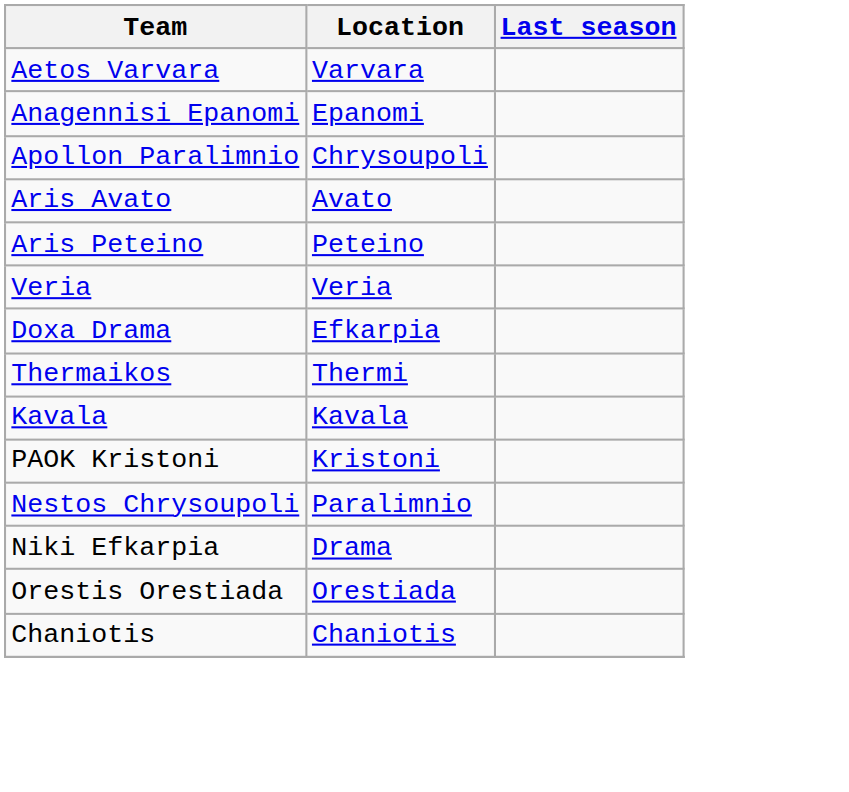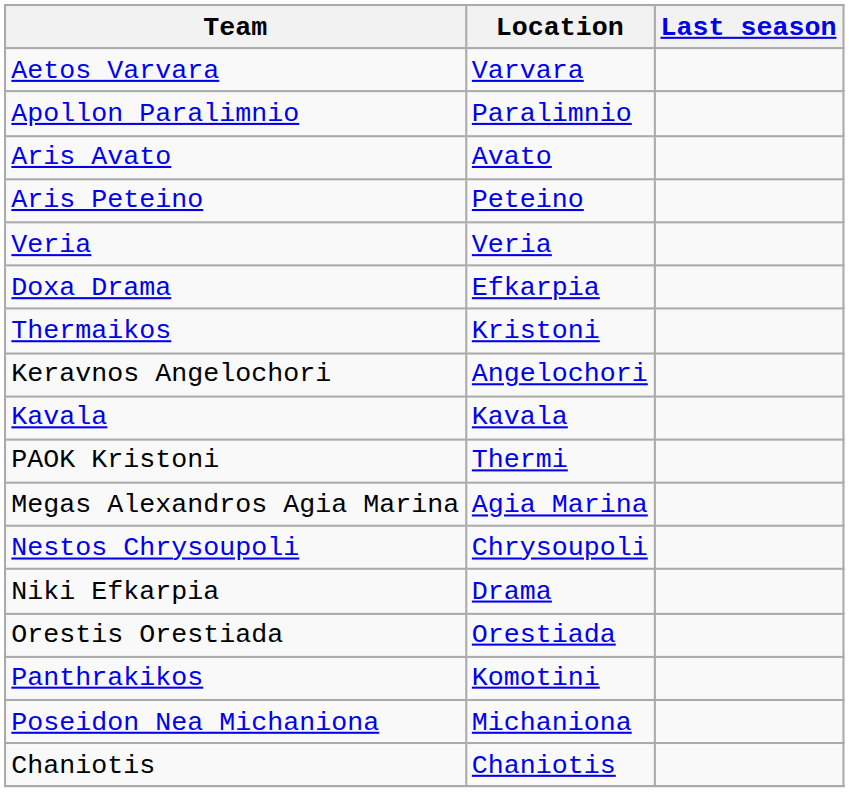- row: (155, 114)
(400, 157) Chrysoupoli -> (552, 114) Paralimnio
(360, 374) Thermi -> (536, 331) Kristoni
+ row: (171, 374)
(376, 461) Kristoni -> (520, 461) Thermi
+ row: (235, 505)
(392, 505) Paralimnio -> (560, 548) Chrysoupoli
+ row: (107, 678)
+ row: (195, 722)
